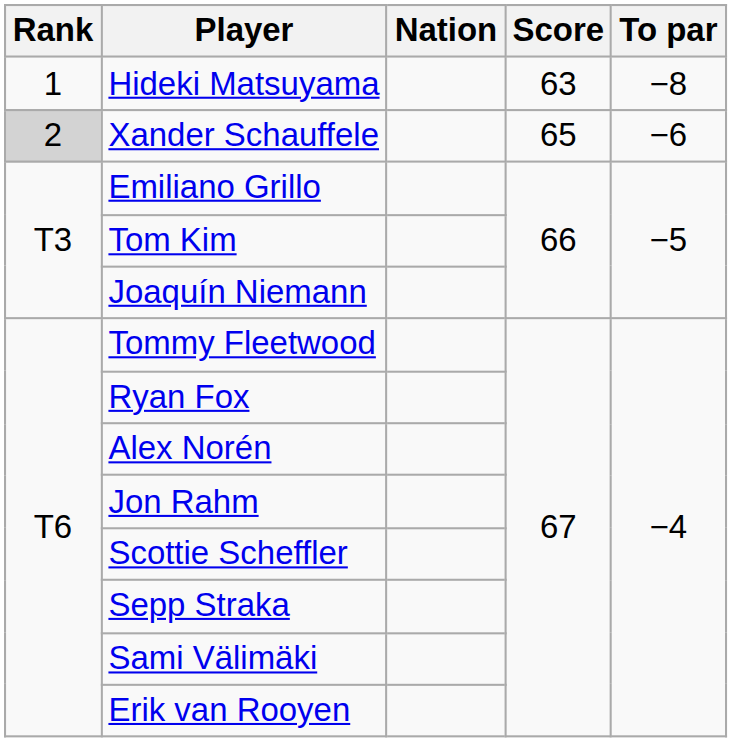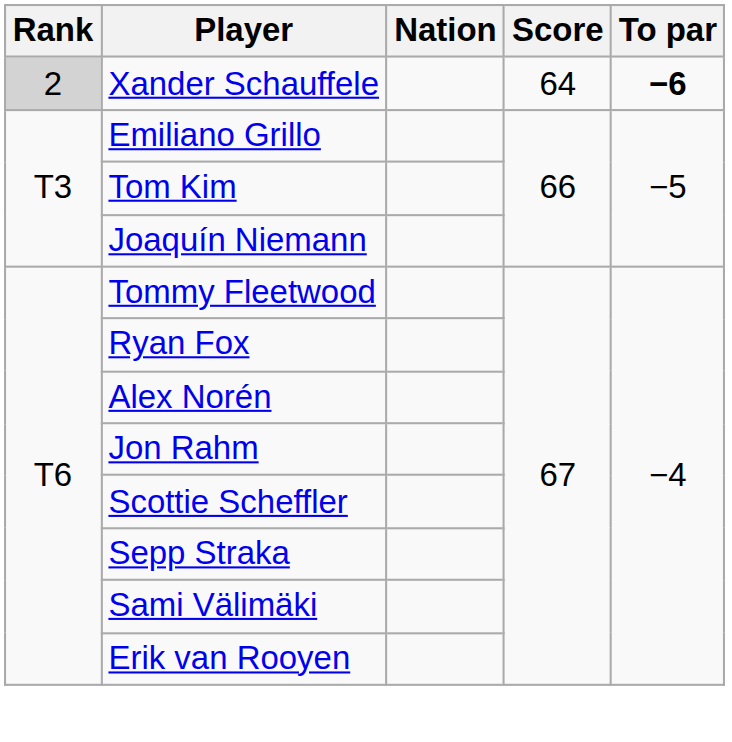- row: (244, 82)
(558, 135) 65 -> (558, 82) 64
(668, 135) normal -> (668, 82) bold
